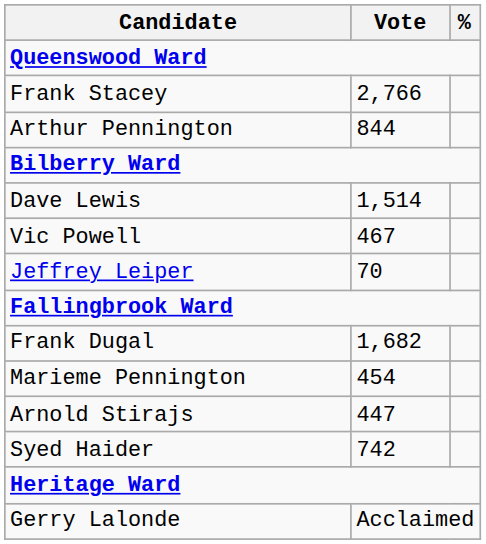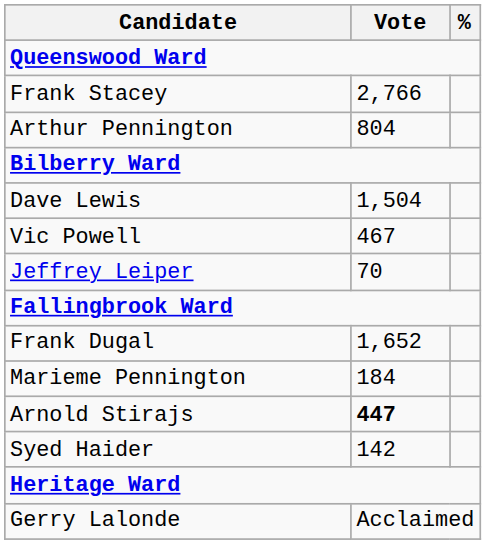(376, 129) 844 -> (376, 129) 804
(389, 201) 1,514 -> (389, 201) 1,504
(389, 343) 1,682 -> (389, 343) 1,652
(376, 379) 454 -> (376, 379) 184
(376, 414) normal -> (376, 414) bold
(376, 450) 742 -> (376, 450) 142
